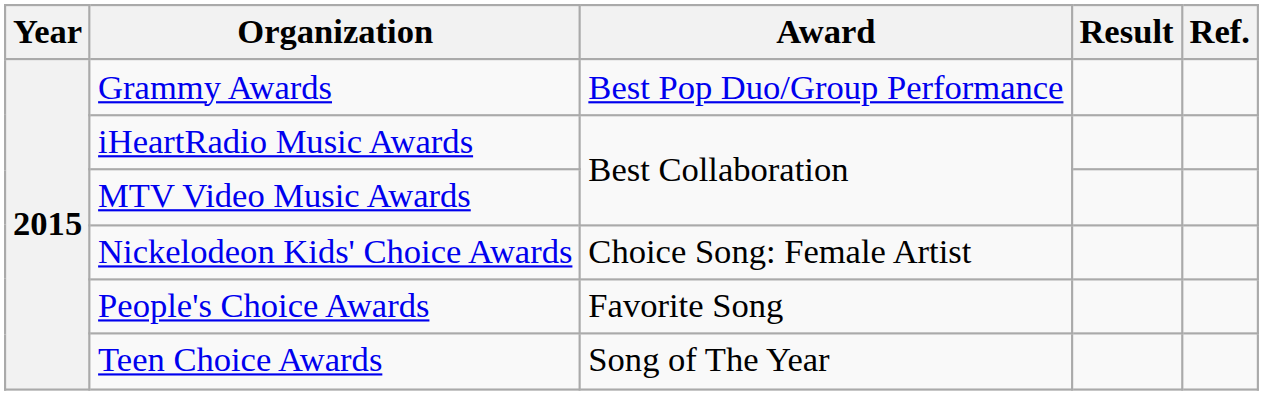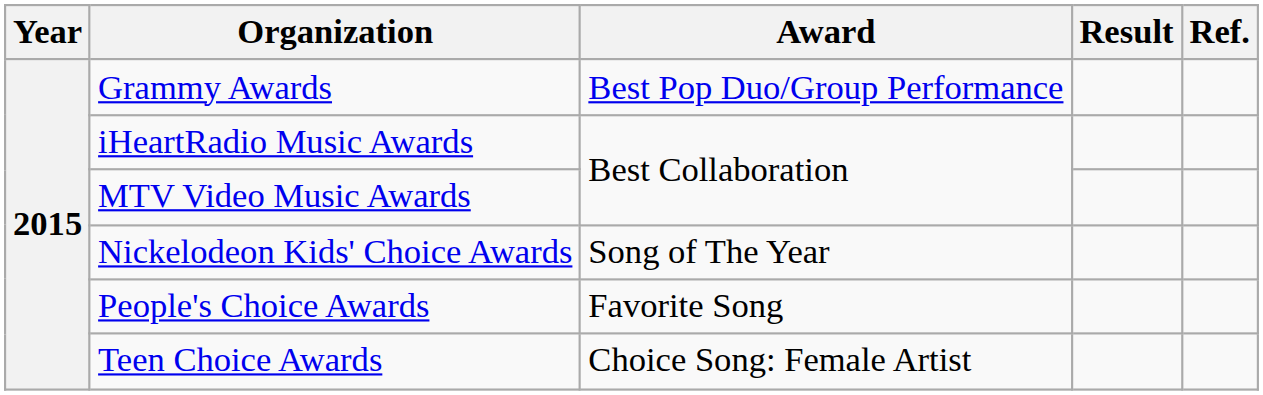(780, 251) Choice Song: Female Artist -> (709, 251) Song of The Year
(709, 360) Song of The Year -> (780, 360) Choice Song: Female Artist
